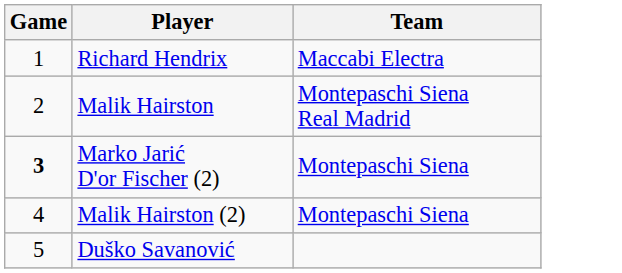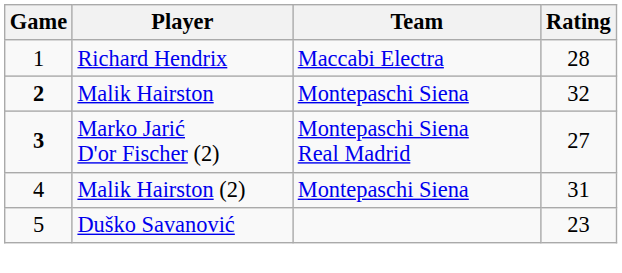+ column: (578, 22)
(38, 105) normal -> (38, 93) bold
(383, 105) Montepaschi Siena Real Madrid -> (383, 93) Montepaschi Siena
(383, 166) Montepaschi Siena -> (383, 141) Montepaschi Siena Real Madrid
